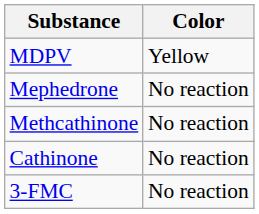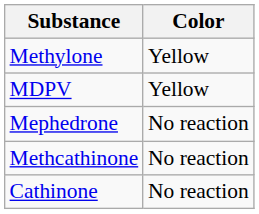+ row: (56, 55)
- row: (41, 191)
